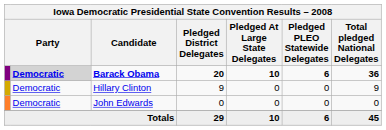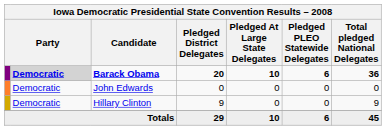rows swapped: (122, 88) <-> (123, 103)
